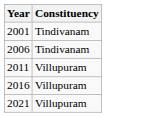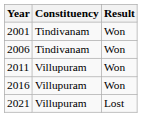+ column: (119, 13)
